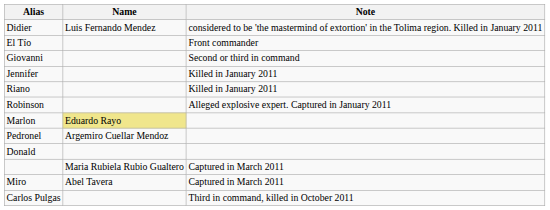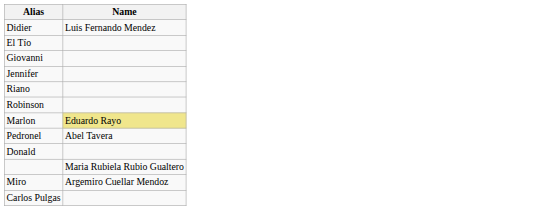- column: (365, 12)
(117, 136) Argemiro Cuellar Mendoz -> (89, 136) Abel Tavera
(89, 182) Abel Tavera -> (117, 182) Argemiro Cuellar Mendoz
